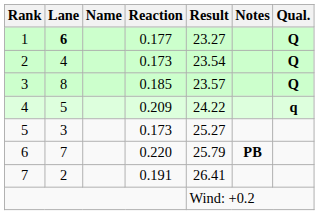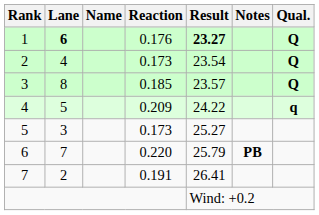(156, 38) 0.177 -> (156, 38) 0.176
(209, 38) normal -> (209, 38) bold
